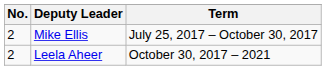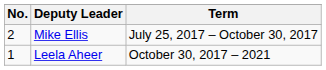(11, 55) 2 -> (11, 55) 1
